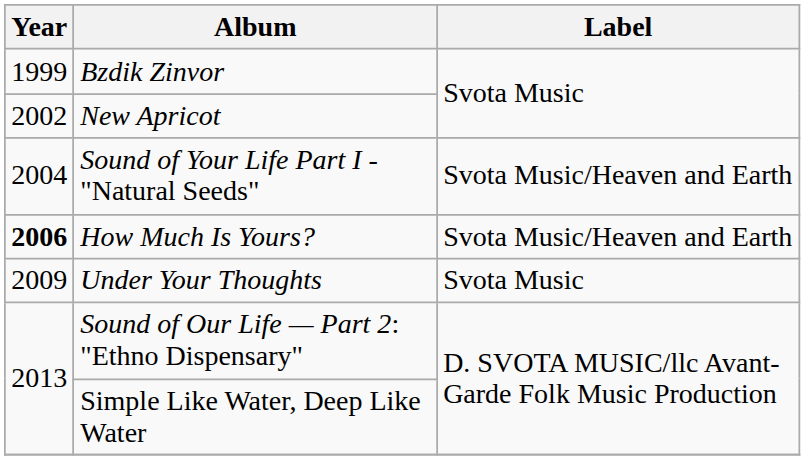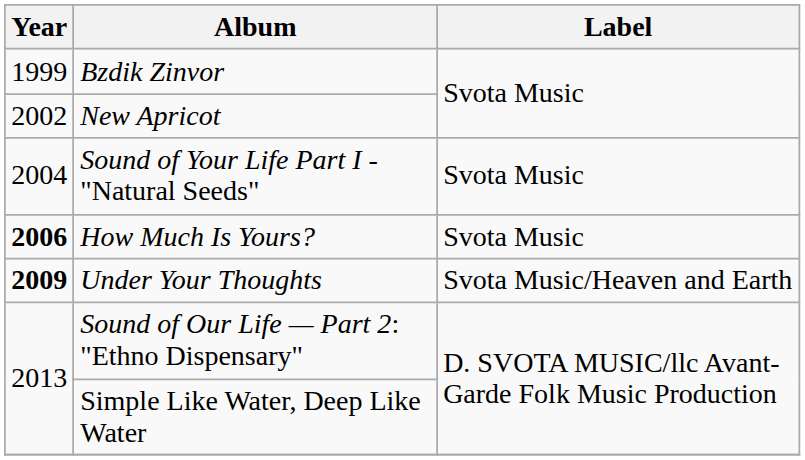(618, 175) Svota Music/Heaven and Earth -> (514, 175) Svota Music
(618, 235) Svota Music/Heaven and Earth -> (514, 235) Svota Music
(39, 280) normal -> (39, 280) bold
(514, 280) Svota Music -> (618, 280) Svota Music/Heaven and Earth
